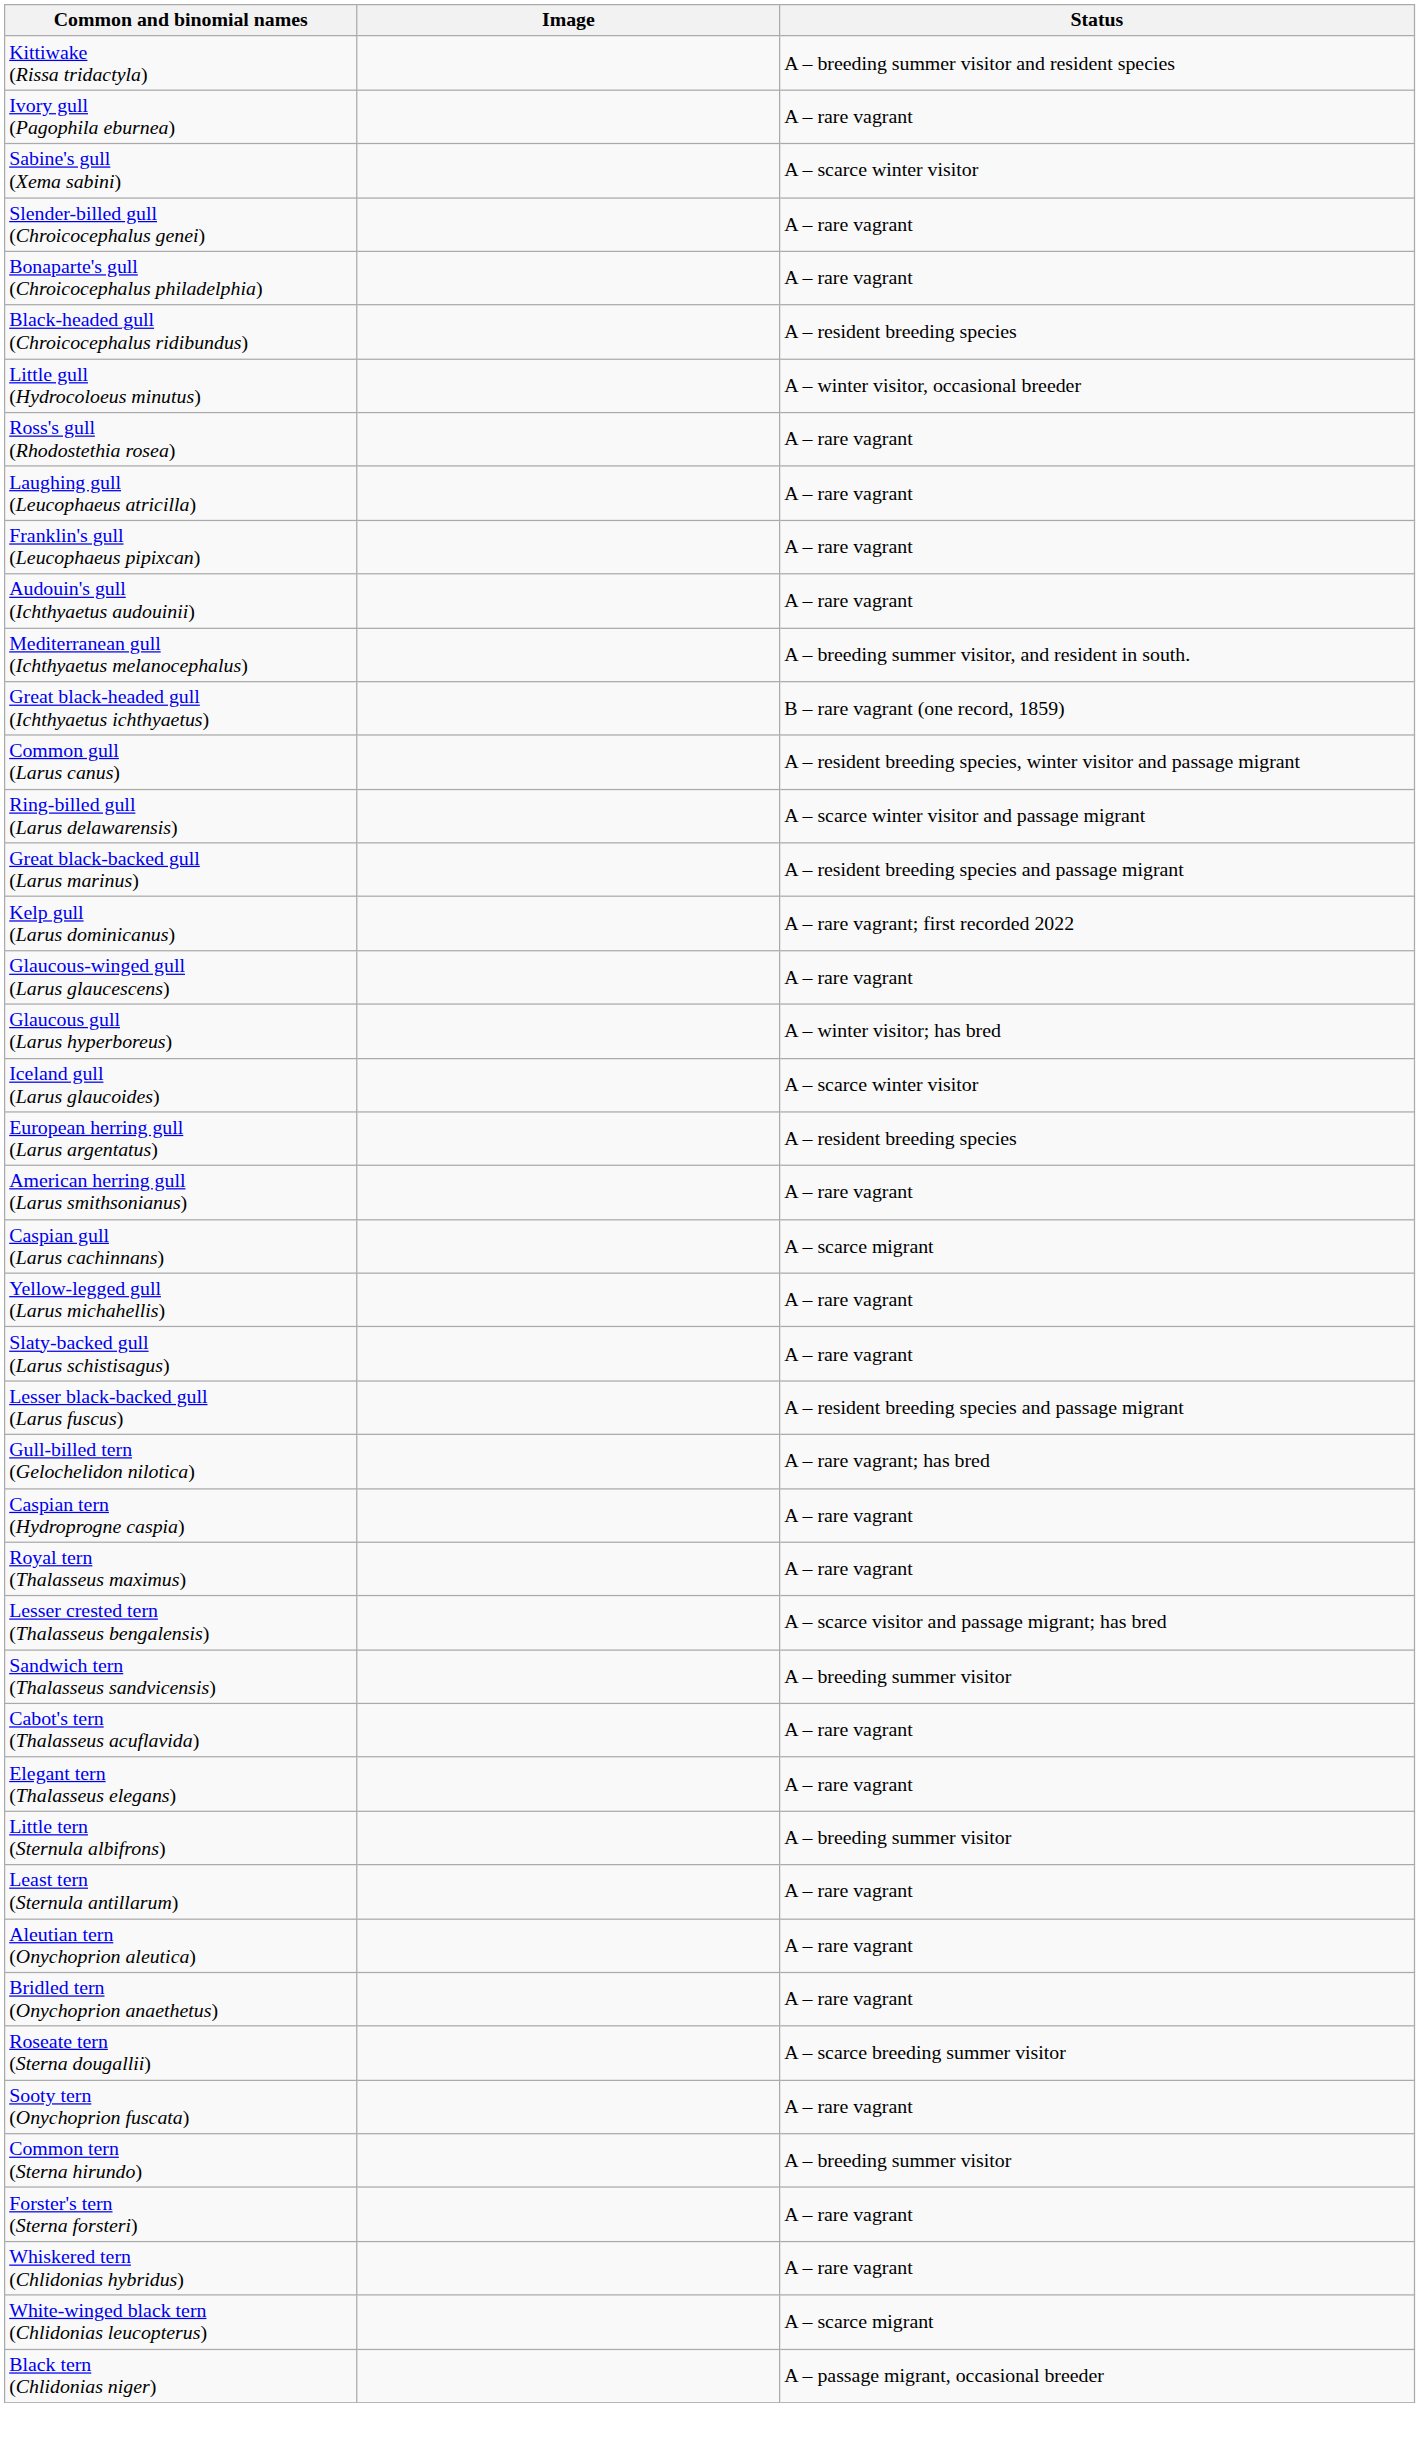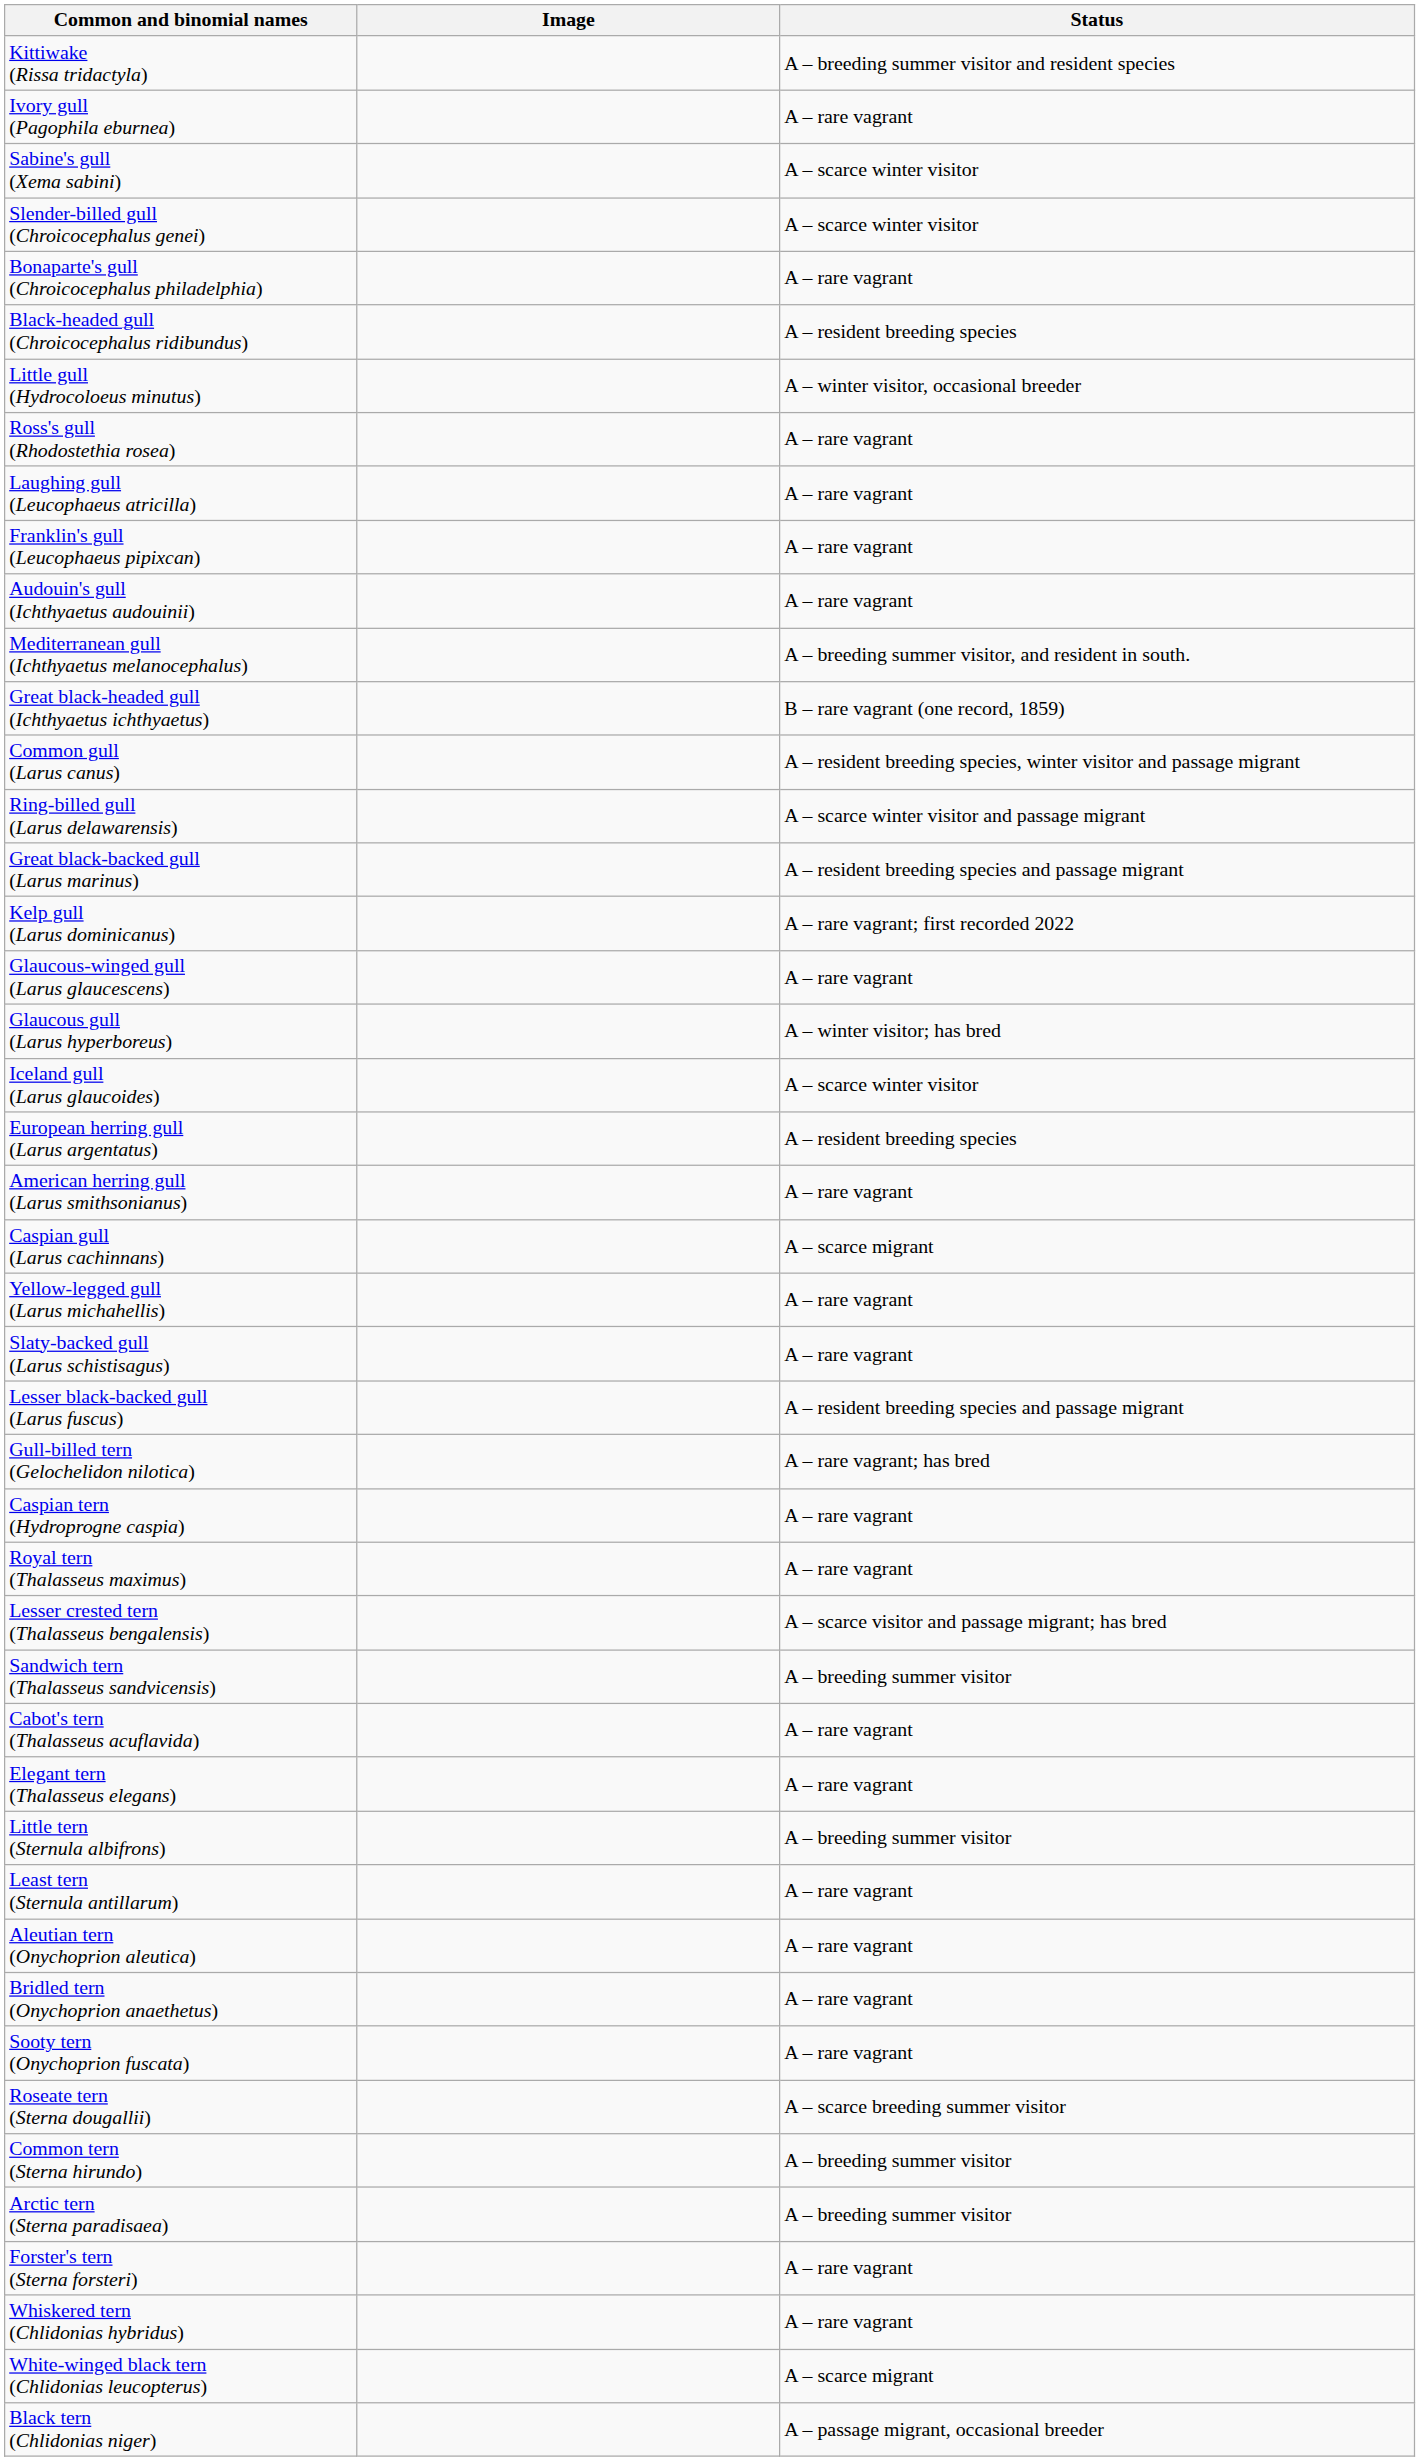(849, 224) A – rare vagrant -> (881, 224) A – scarce winter visitor
rows swapped: (99, 2106) <-> (80, 2052)
+ row: (89, 2214)
